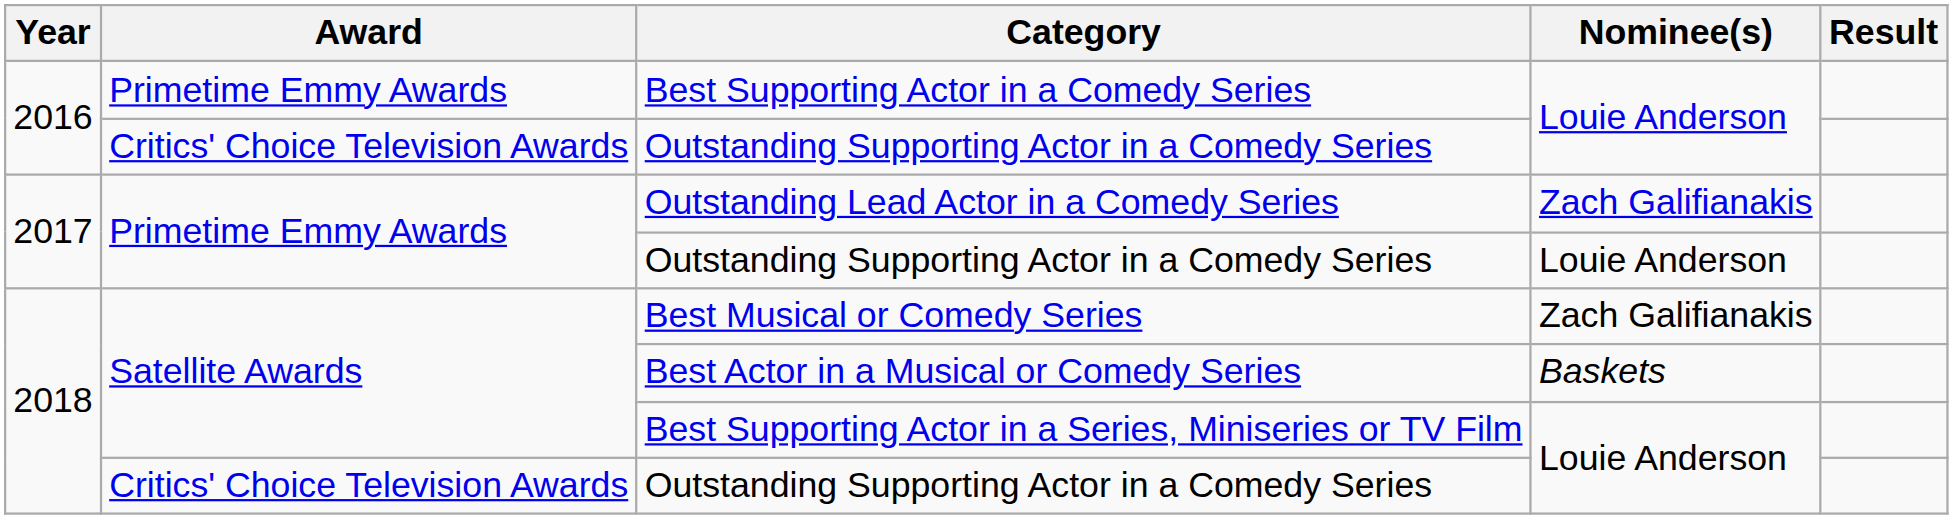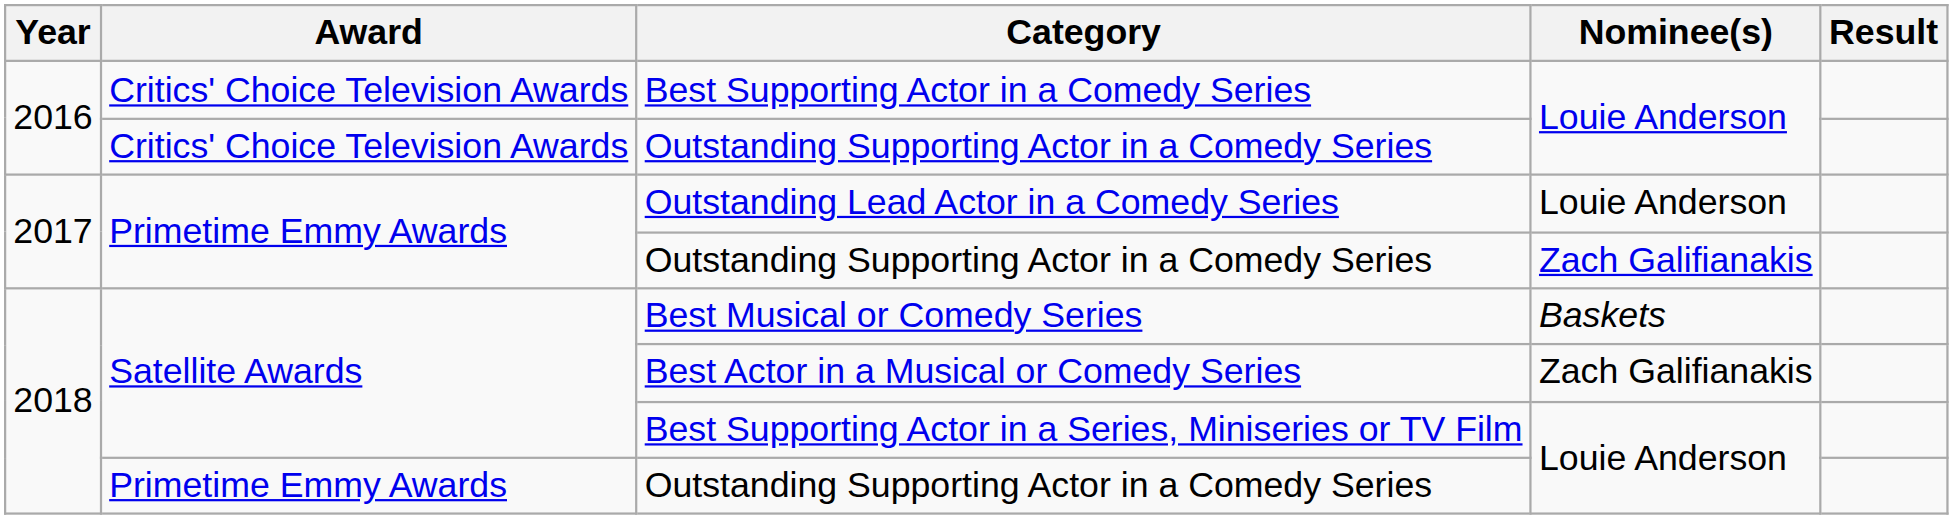(308, 89) Primetime Emmy Awards -> (369, 89) Critics' Choice Television Awards
(1676, 202) Zach Galifianakis -> (1663, 202) Louie Anderson
(1663, 259) Louie Anderson -> (1676, 259) Zach Galifianakis
(1676, 315) Zach Galifianakis -> (1602, 315) Baskets
(1602, 372) Baskets -> (1676, 372) Zach Galifianakis
(369, 485) Critics' Choice Television Awards -> (308, 485) Primetime Emmy Awards
